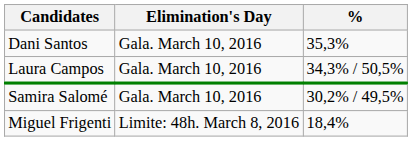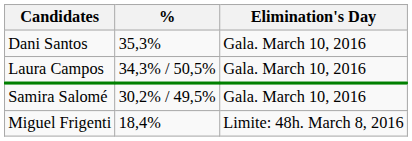columns swapped: (355, 17) <-> (209, 17)
